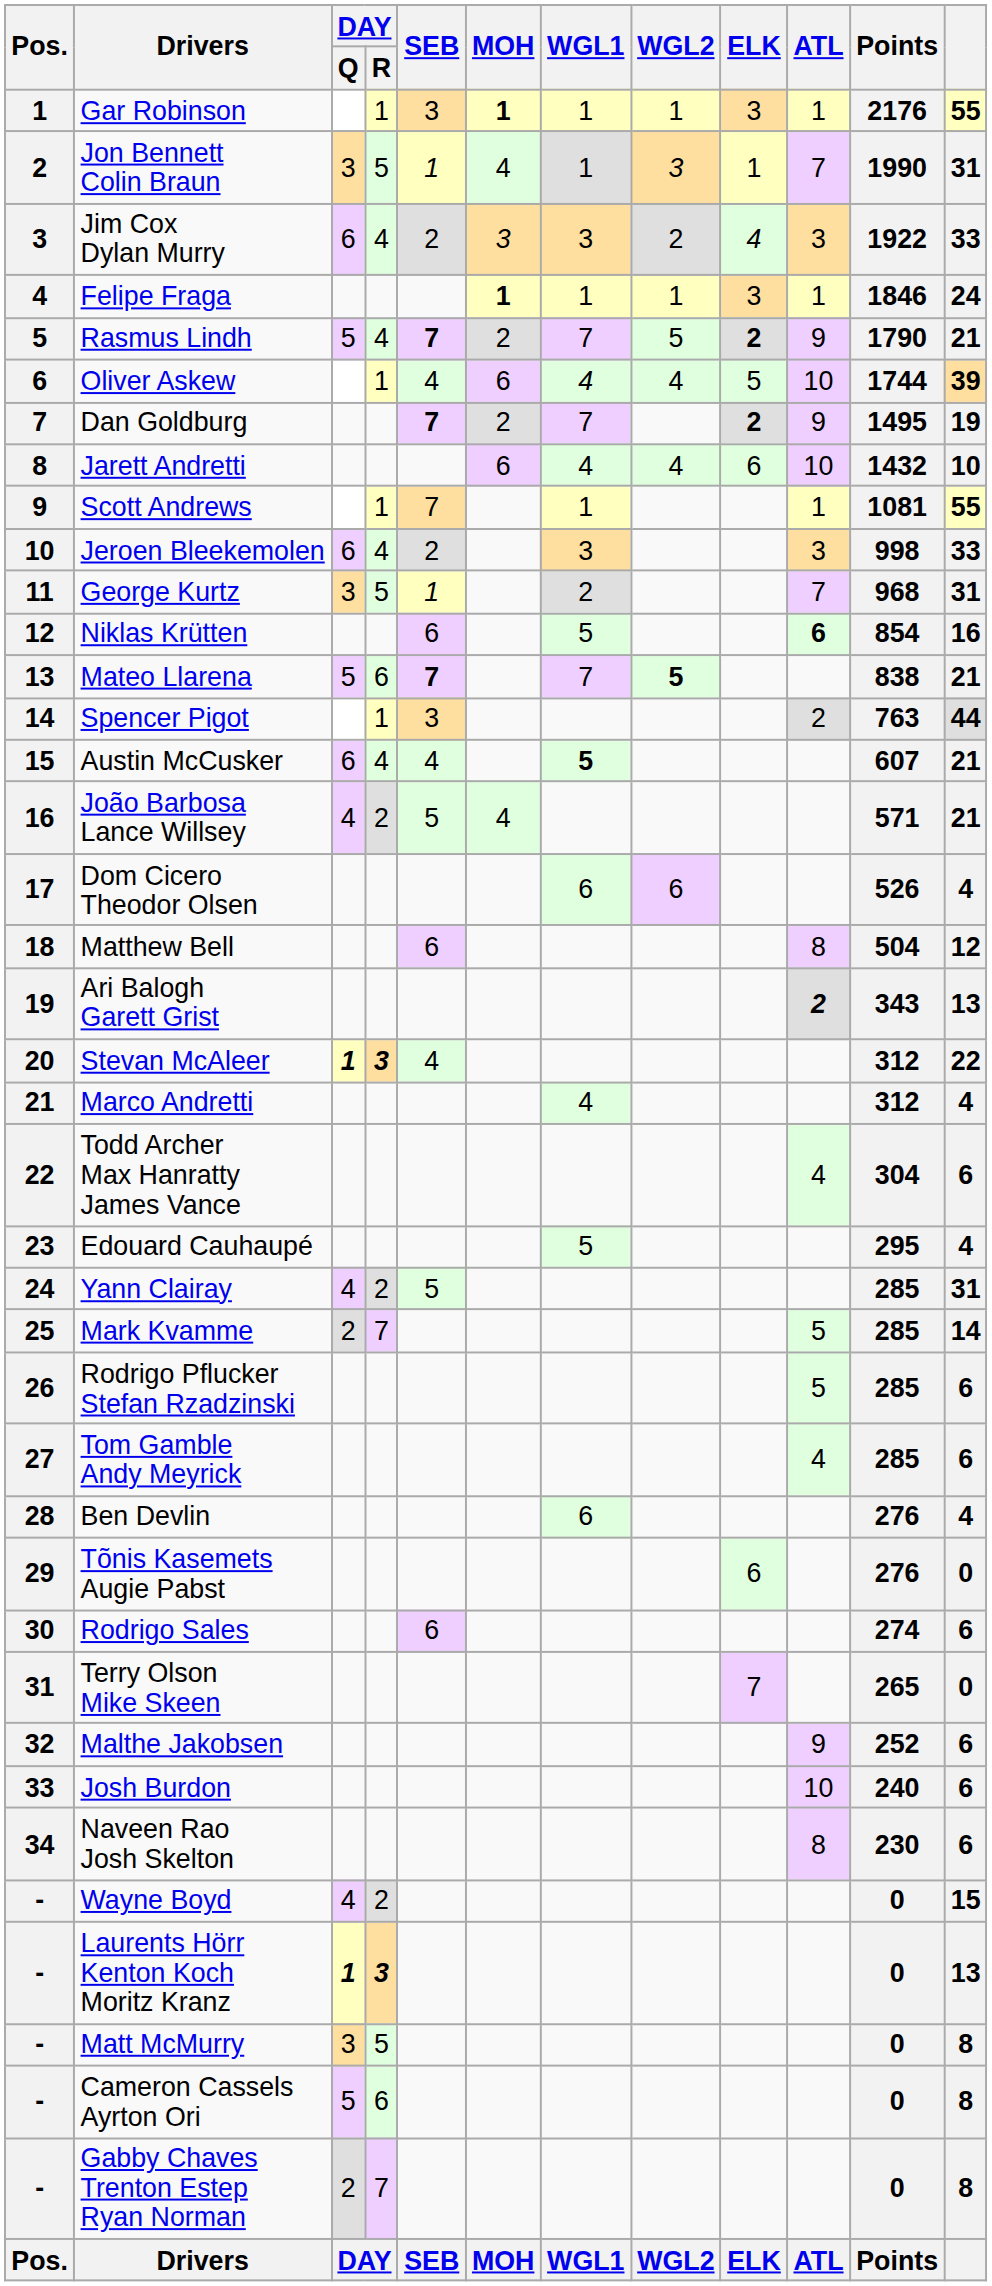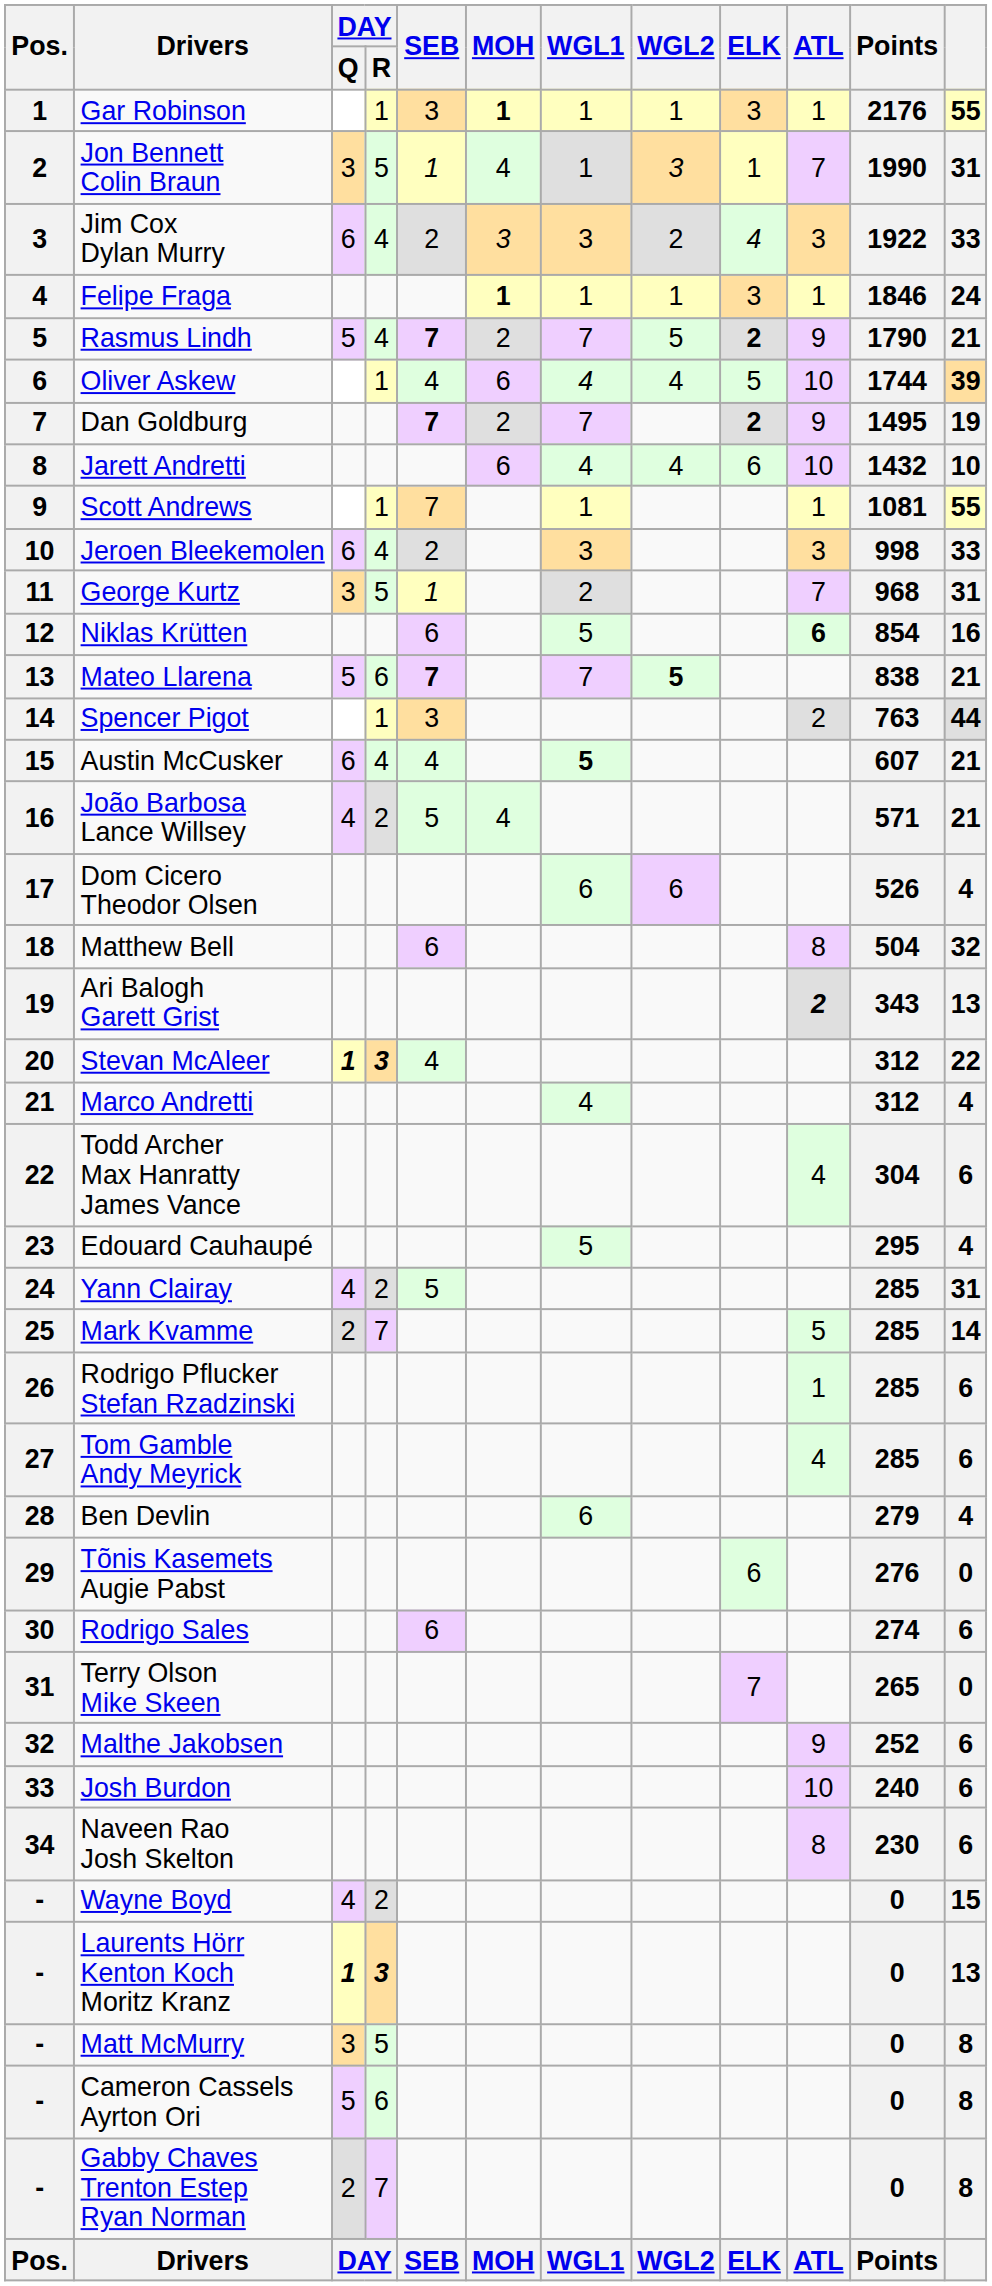(966, 946) 12 -> (966, 946) 32
(819, 1388) 5 -> (819, 1388) 1
(897, 1516) 276 -> (897, 1516) 279
